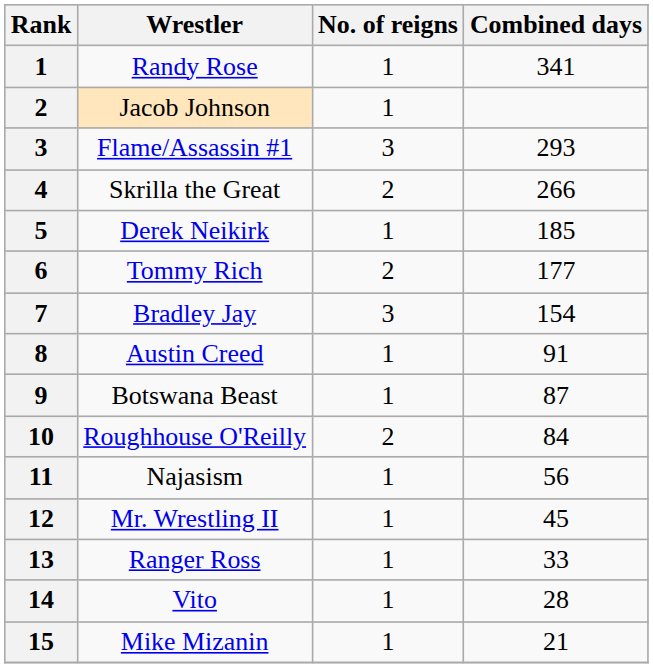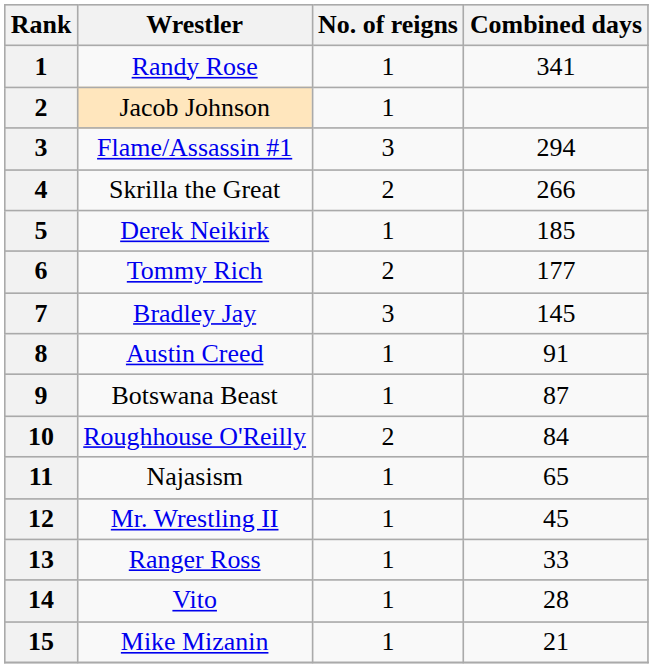(556, 148) 293 -> (556, 148) 294
(556, 312) 154 -> (556, 312) 145
(556, 477) 56 -> (556, 477) 65
